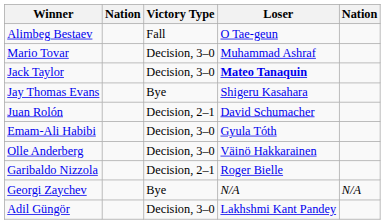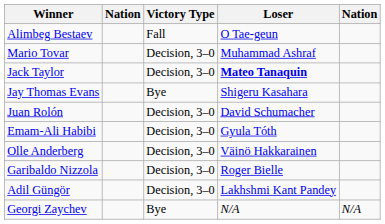(181, 111) Decision, 2–1 -> (181, 111) Decision, 3–0
(181, 170) Decision, 2–1 -> (181, 170) Decision, 3–0
rows swapped: (39, 209) <-> (47, 190)
